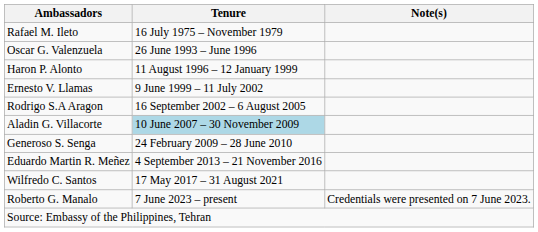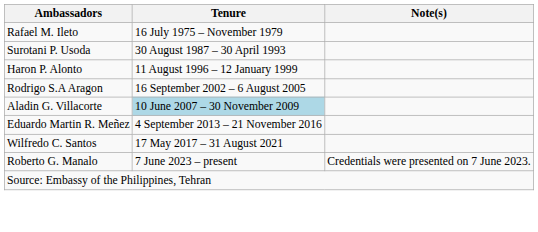+ row: (49, 50)
- row: (55, 50)
- row: (50, 87)
- row: (51, 143)
